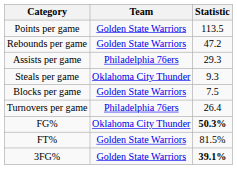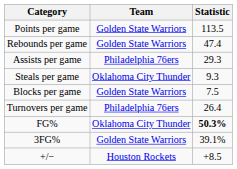(212, 44) 47.2 -> (212, 44) 47.4
- row: (47, 140)
(212, 156) bold -> (212, 140) normal
+ row: (47, 156)
